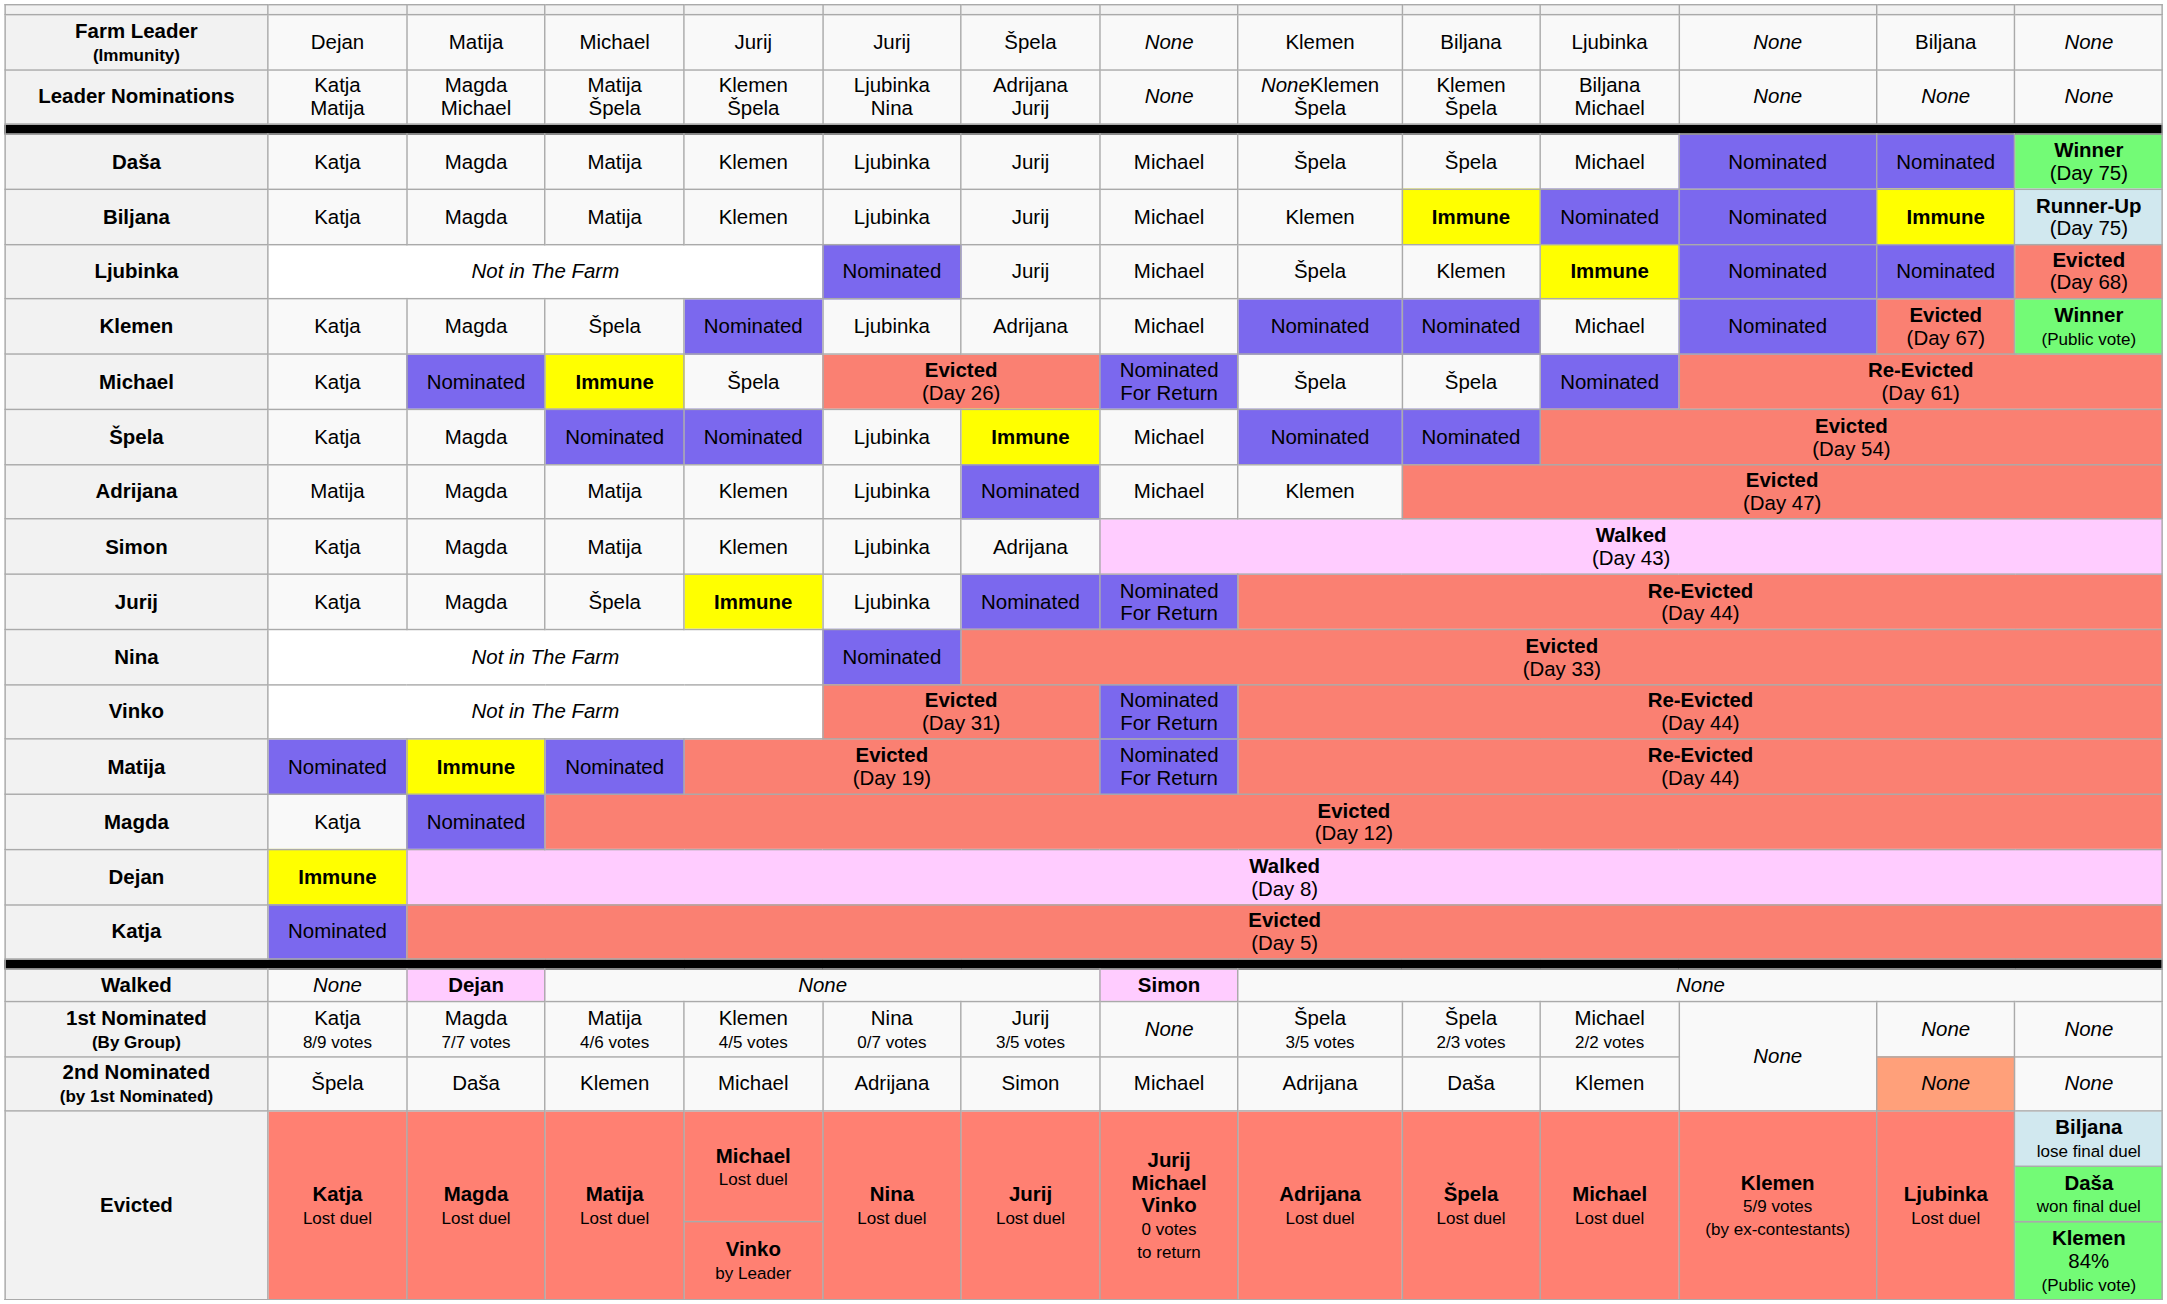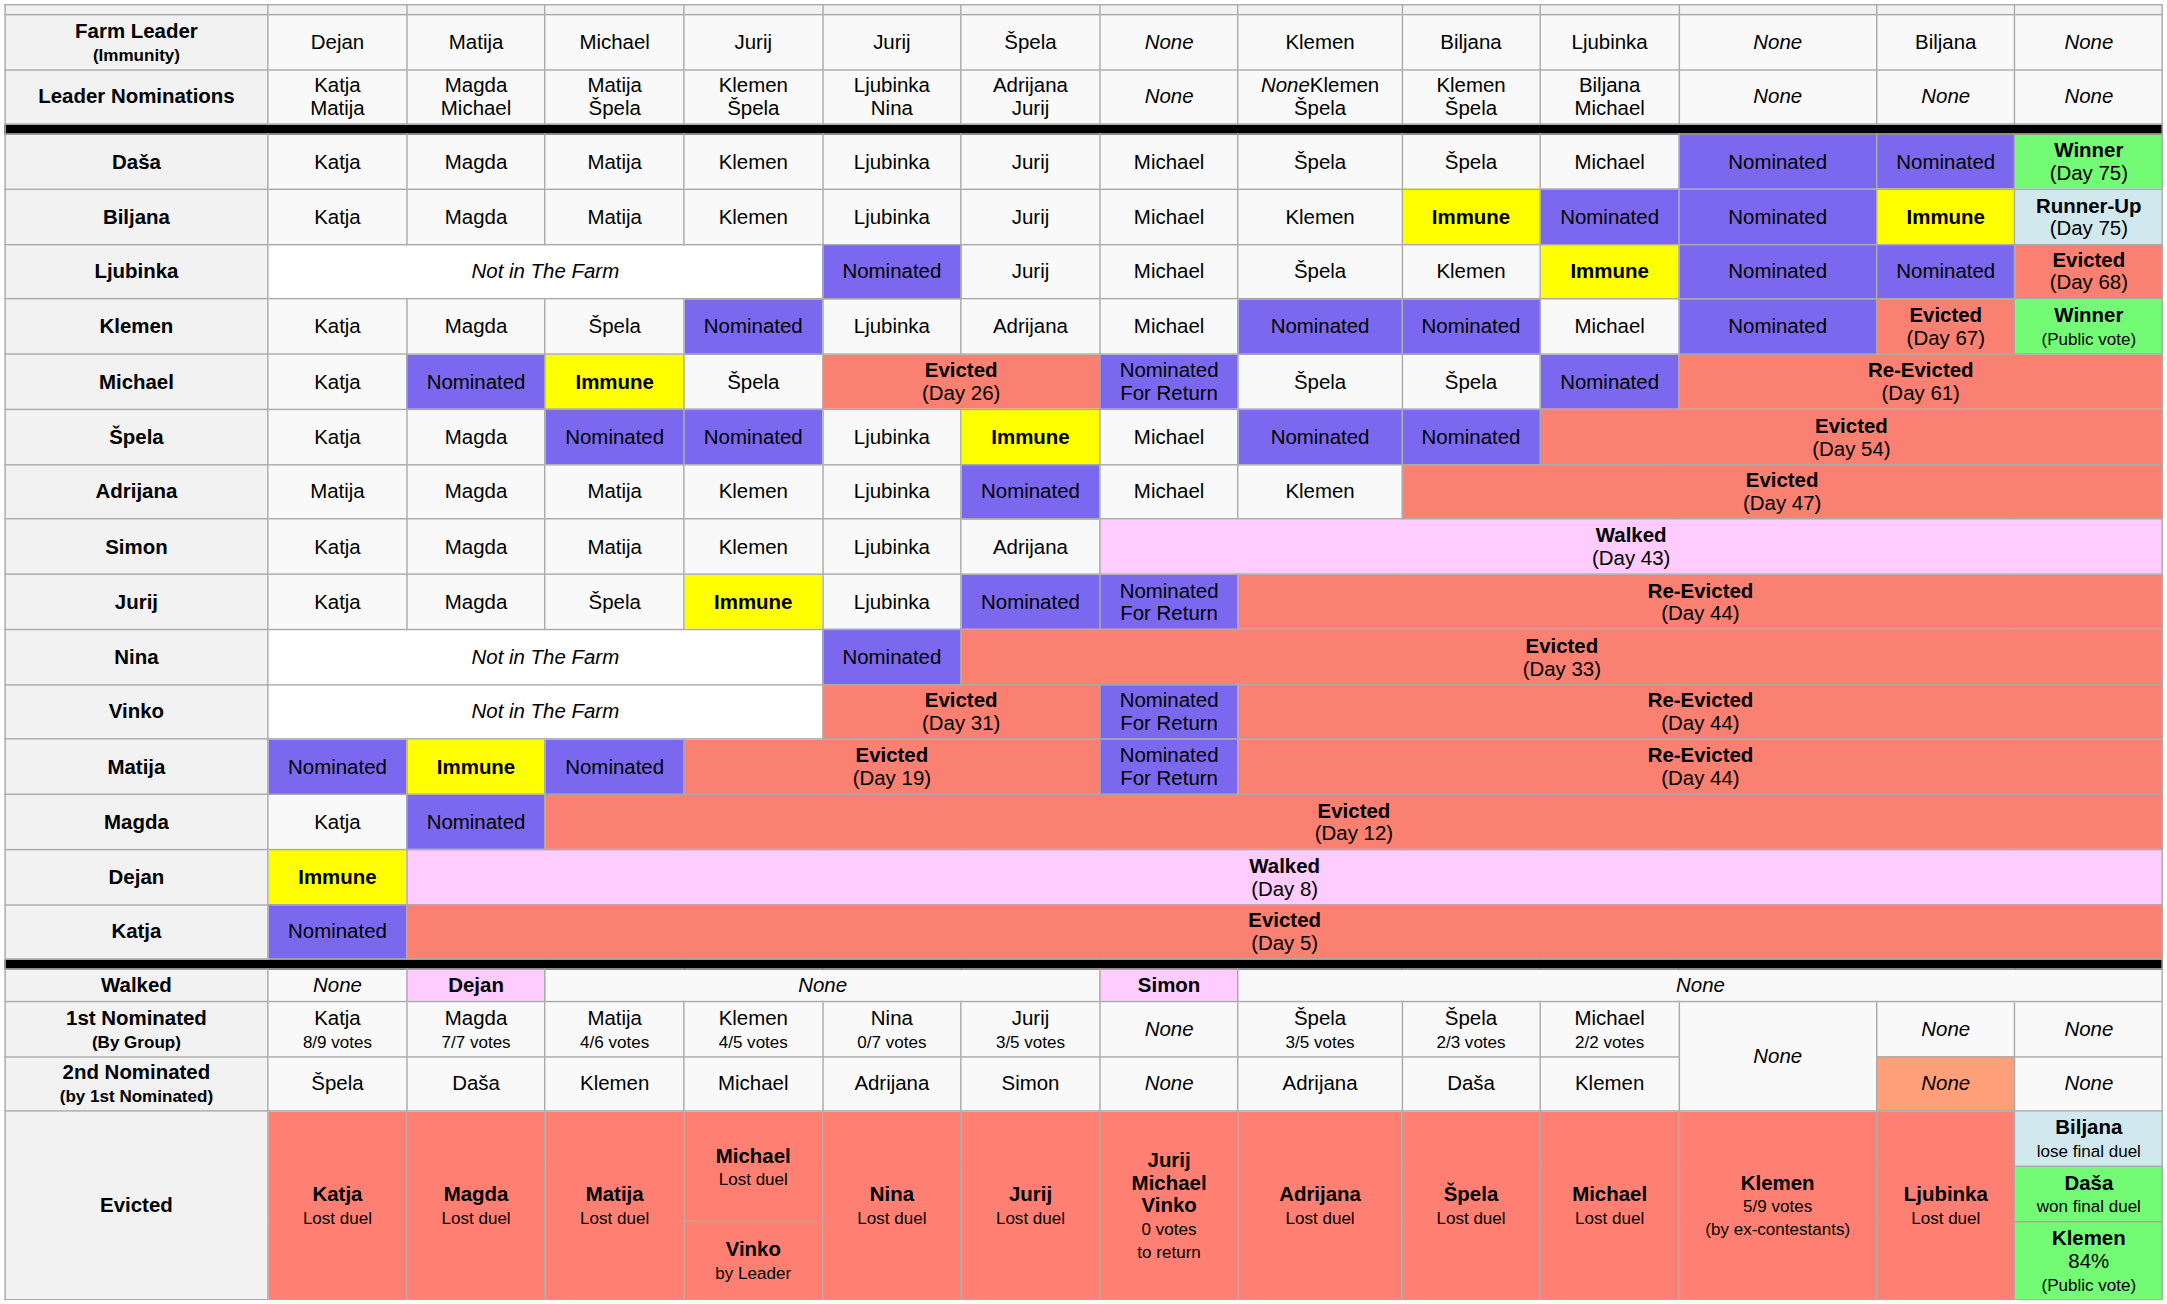(1169, 1084) Michael -> (1169, 1084) None
